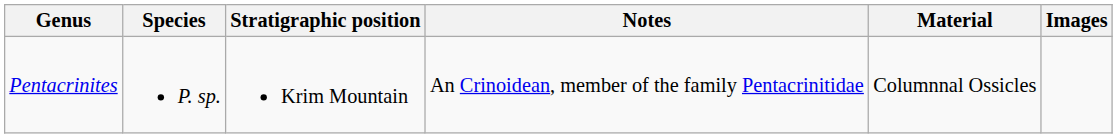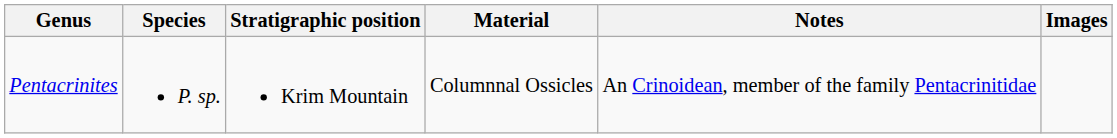columns swapped: (955, 20) <-> (647, 20)
